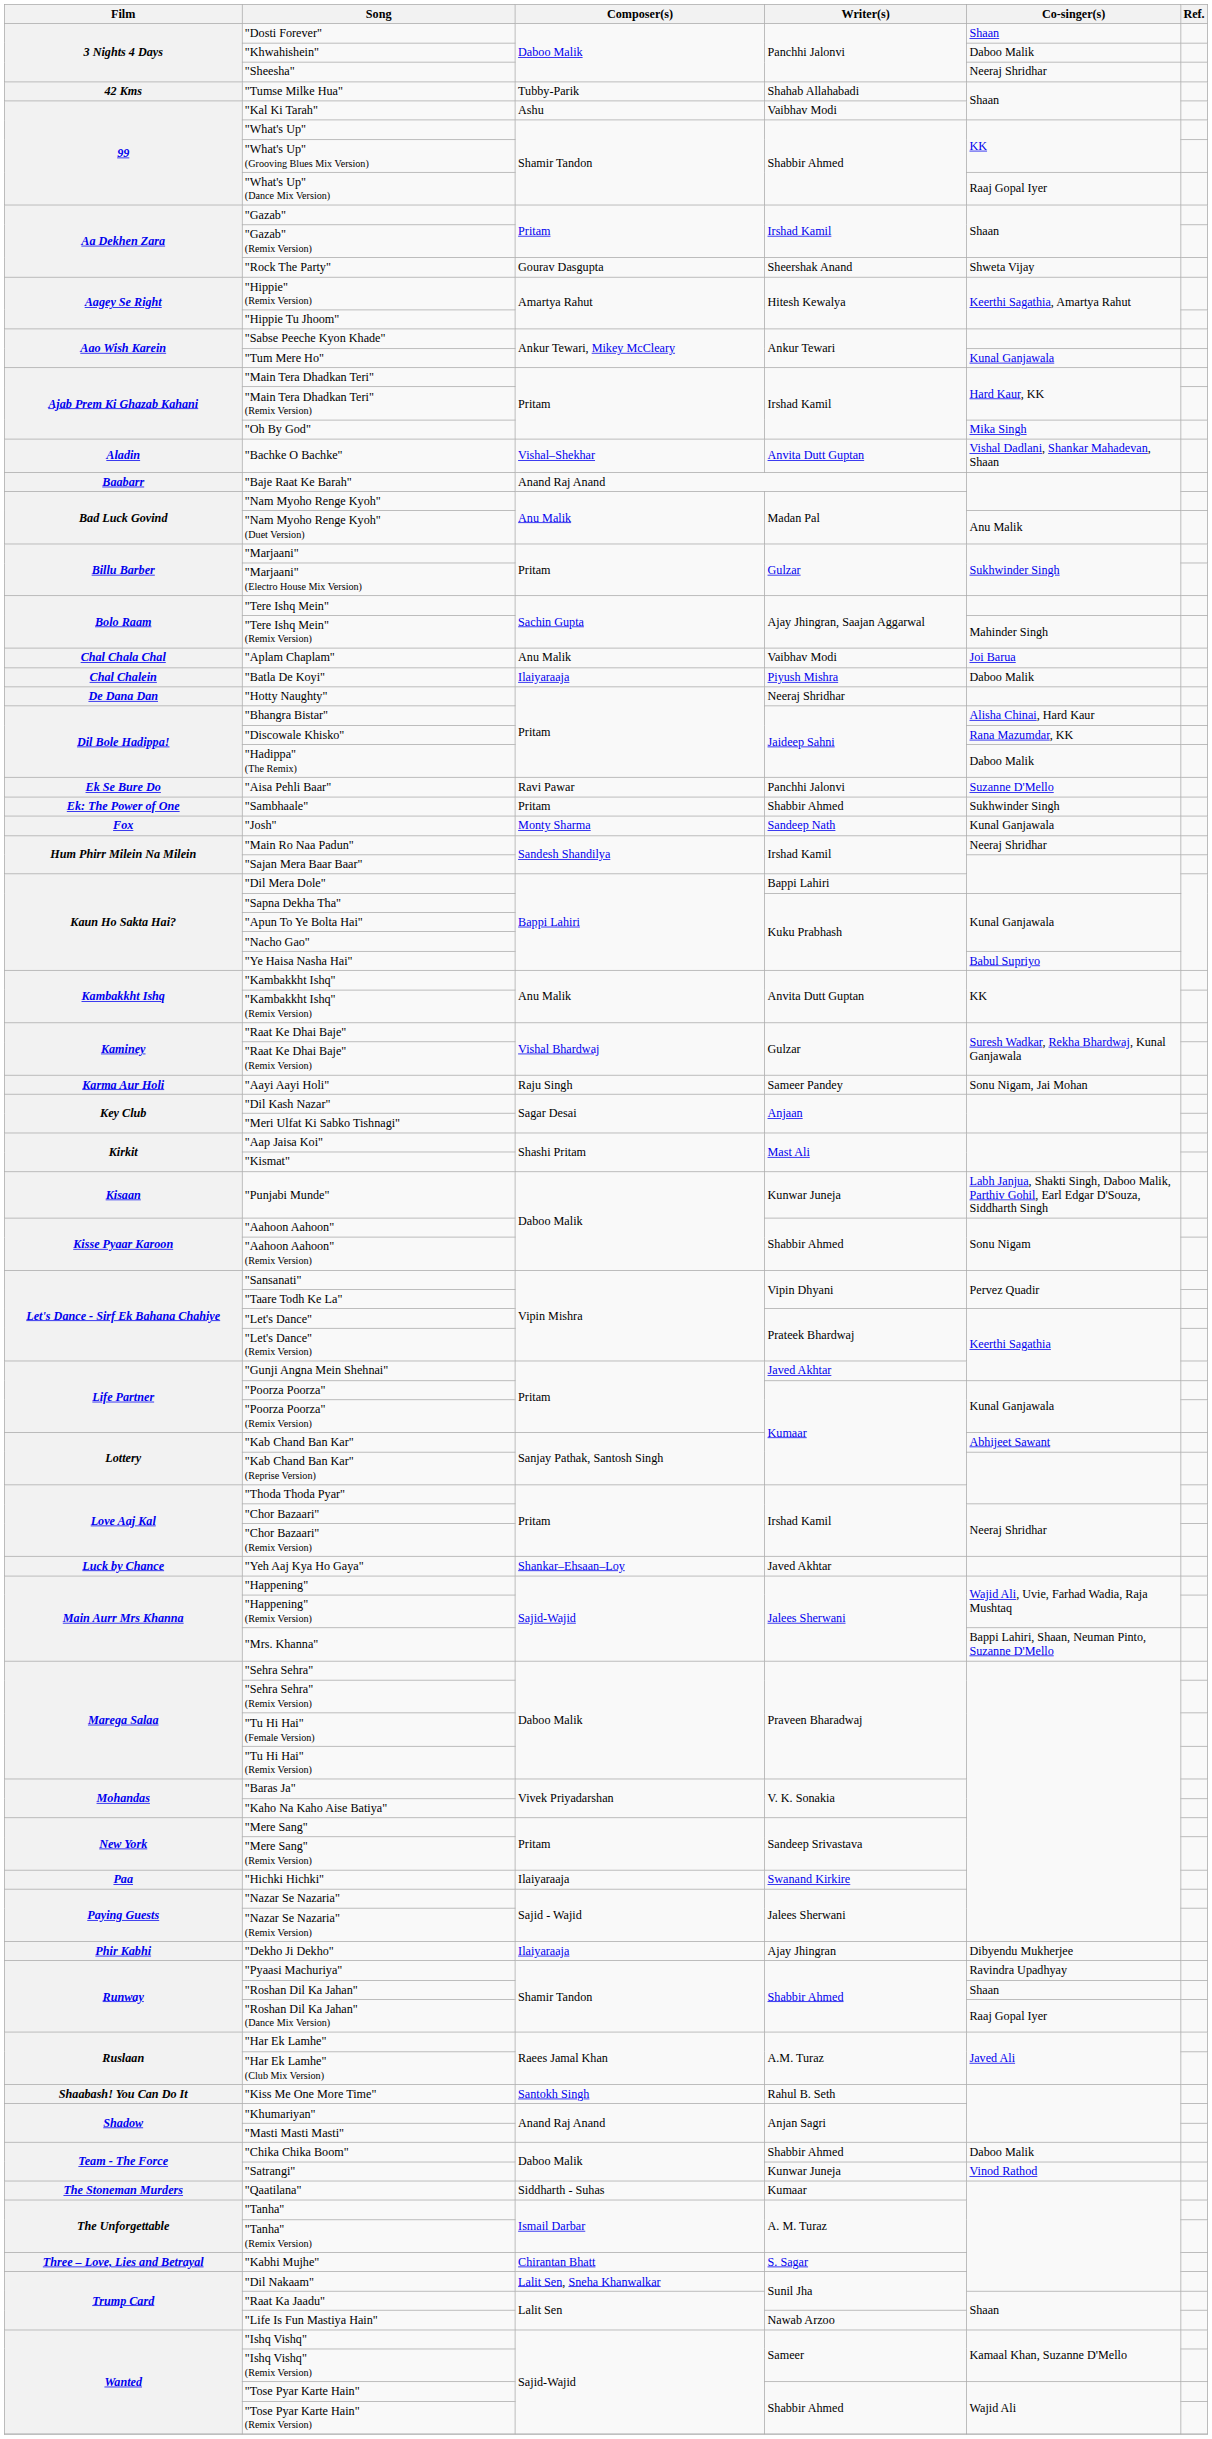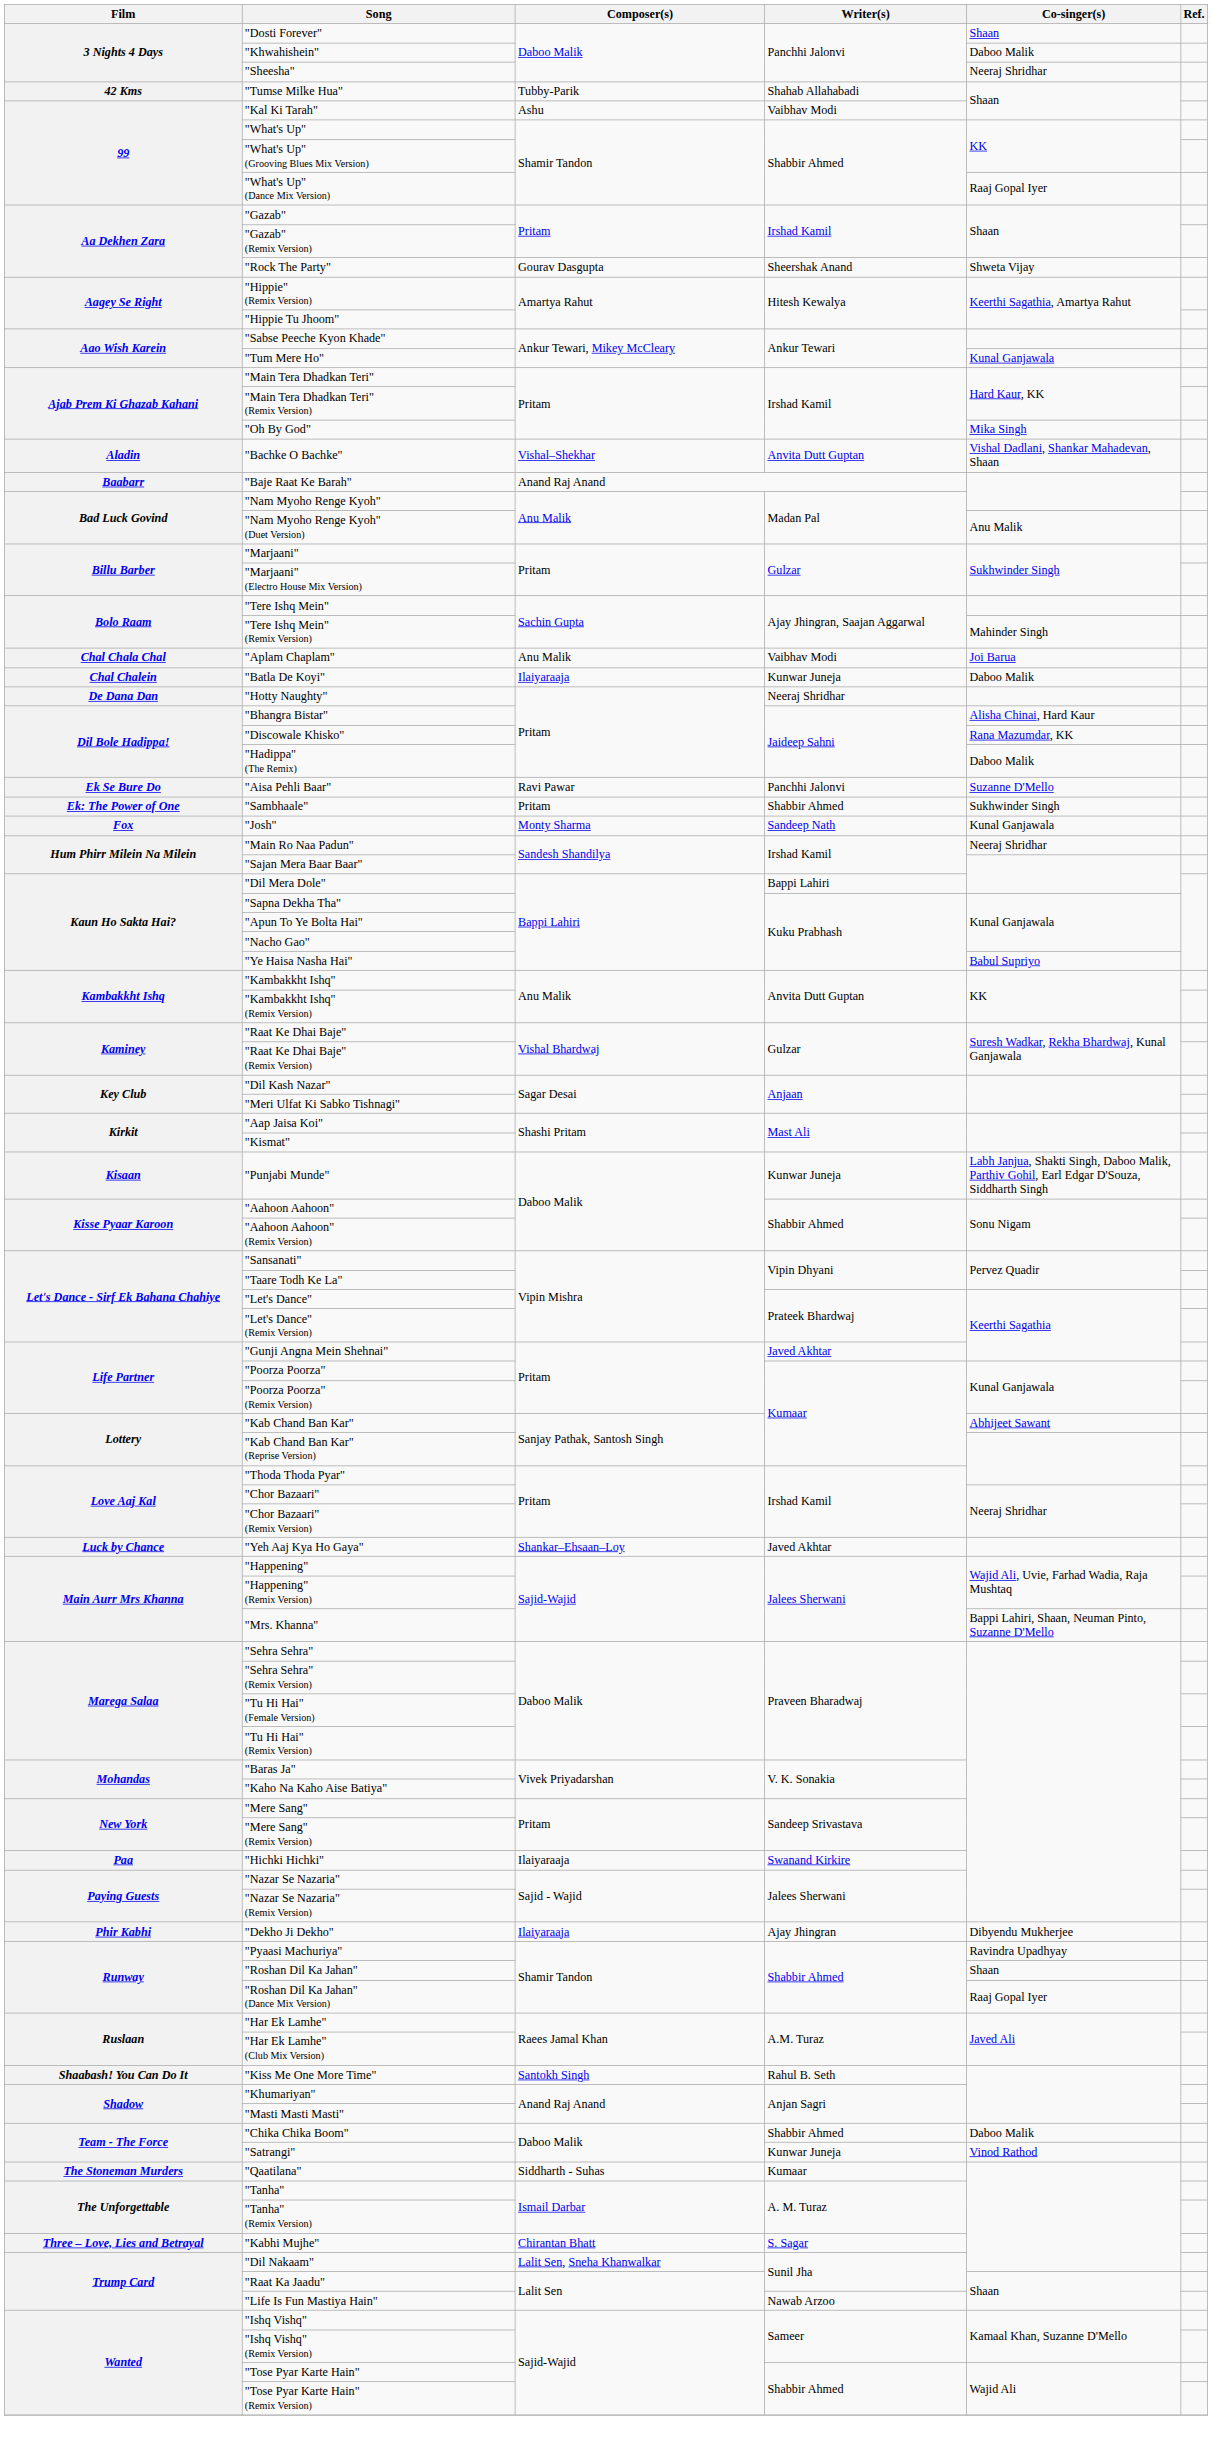(803, 677) Piyush Mishra -> (804, 677) Kunwar Juneja
- row: (287, 1084)
